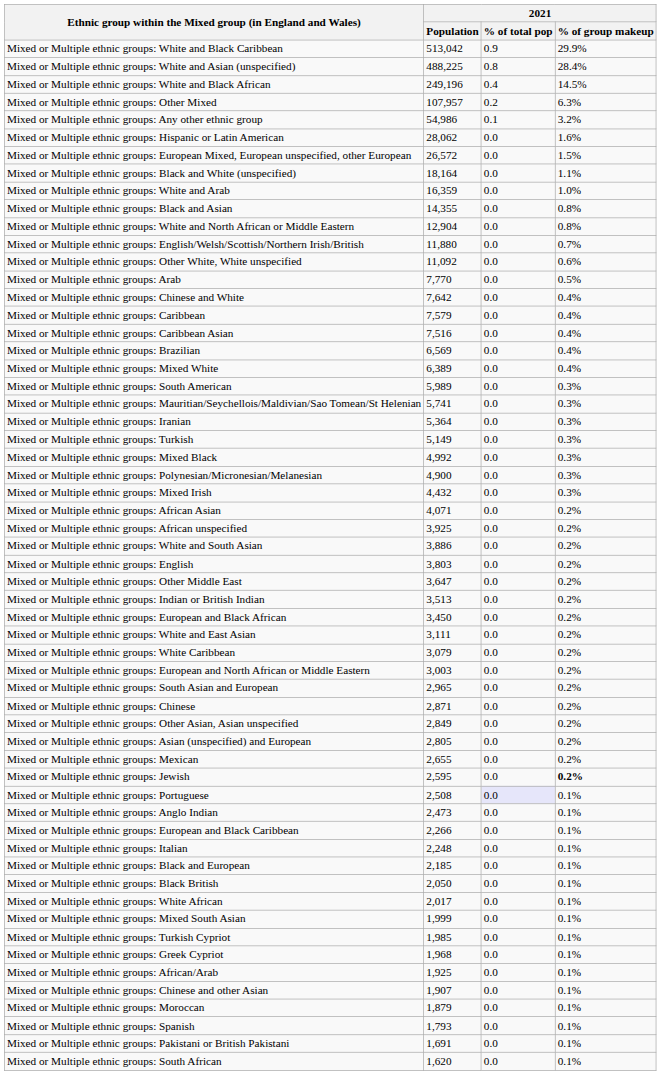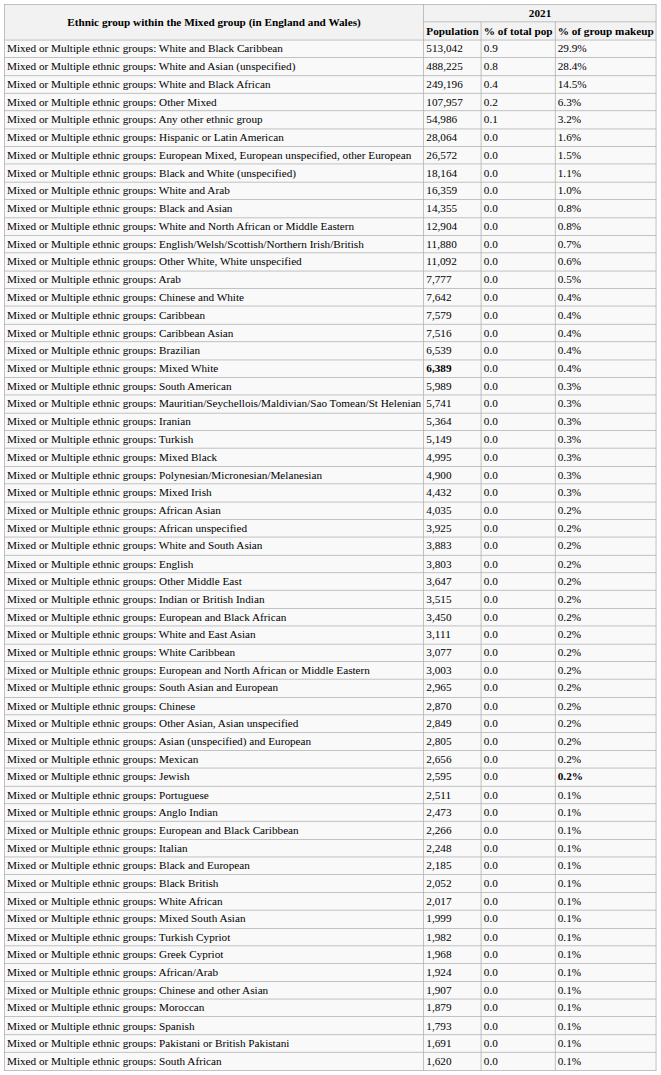(442, 137) 28,062 -> (442, 137) 28,064
(439, 279) 7,770 -> (439, 279) 7,777
(439, 350) 6,569 -> (439, 350) 6,539
(439, 368) normal -> (439, 368) bold
(439, 457) 4,992 -> (439, 457) 4,995
(439, 510) 4,071 -> (439, 510) 4,035
(439, 546) 3,886 -> (439, 546) 3,883
(439, 599) 3,513 -> (439, 599) 3,515
(439, 652) 3,079 -> (439, 652) 3,077
(439, 706) 2,871 -> (439, 706) 2,870
(439, 759) 2,655 -> (439, 759) 2,656
(439, 794) 2,508 -> (439, 794) 2,511
(491, 794) lavender background -> (491, 794) no background
(439, 883) 2,050 -> (439, 883) 2,052
(439, 937) 1,985 -> (439, 937) 1,982
(439, 972) 1,925 -> (439, 972) 1,924
